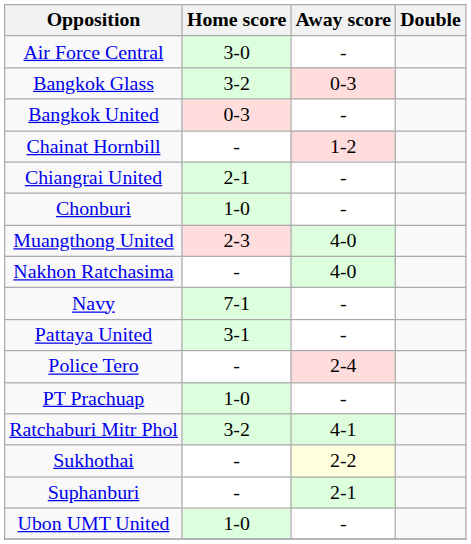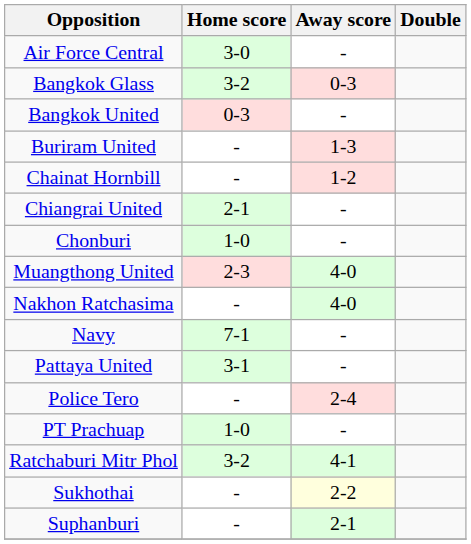+ row: (93, 146)
- row: (93, 523)
